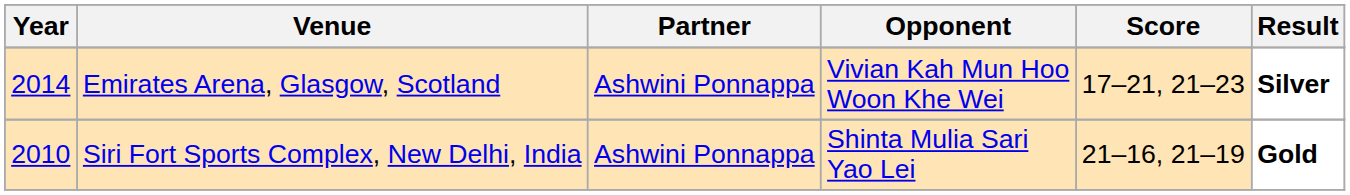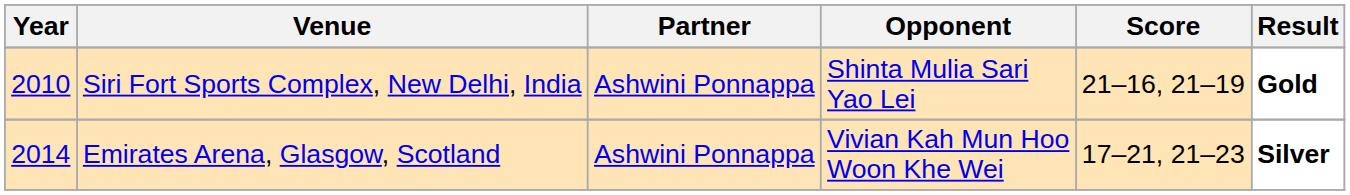rows swapped: (292, 83) <-> (332, 155)
